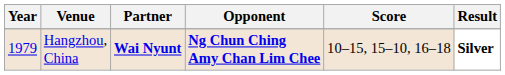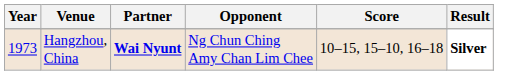(22, 49) 1979 -> (22, 49) 1973
(254, 49) bold -> (251, 49) normal
